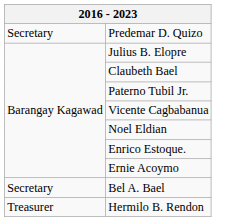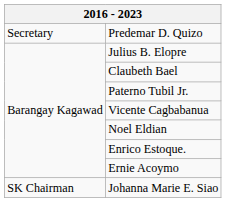- row: (137, 187)
- row: (156, 206)
+ row: (163, 187)
